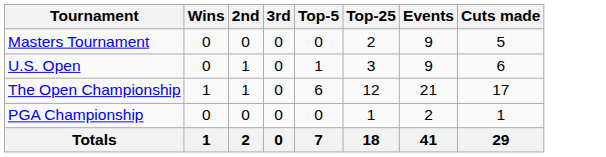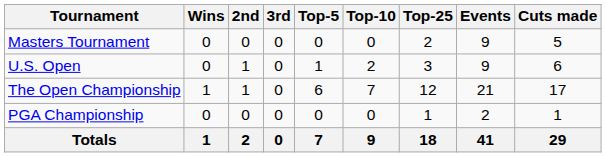+ column: (371, 16)
